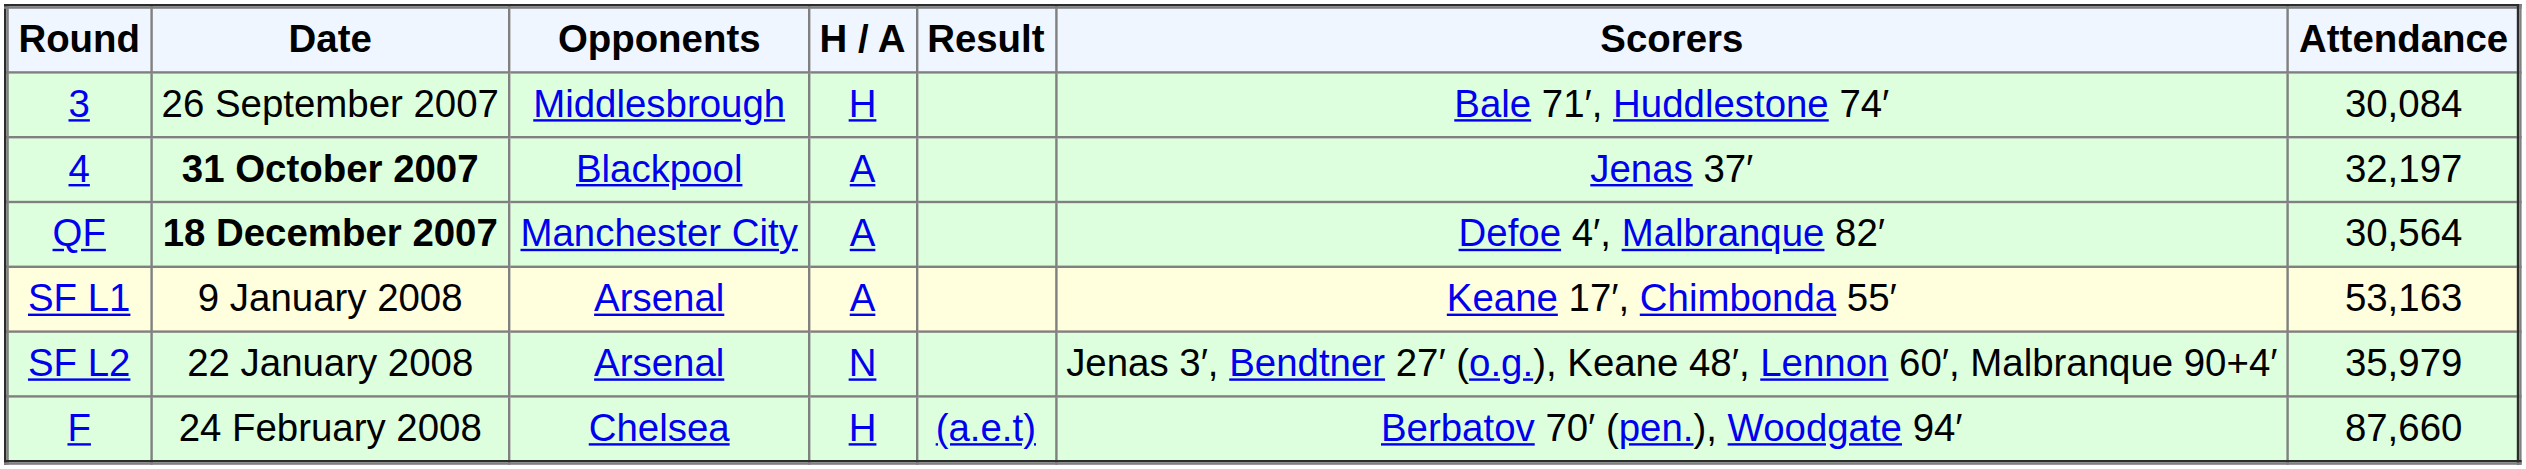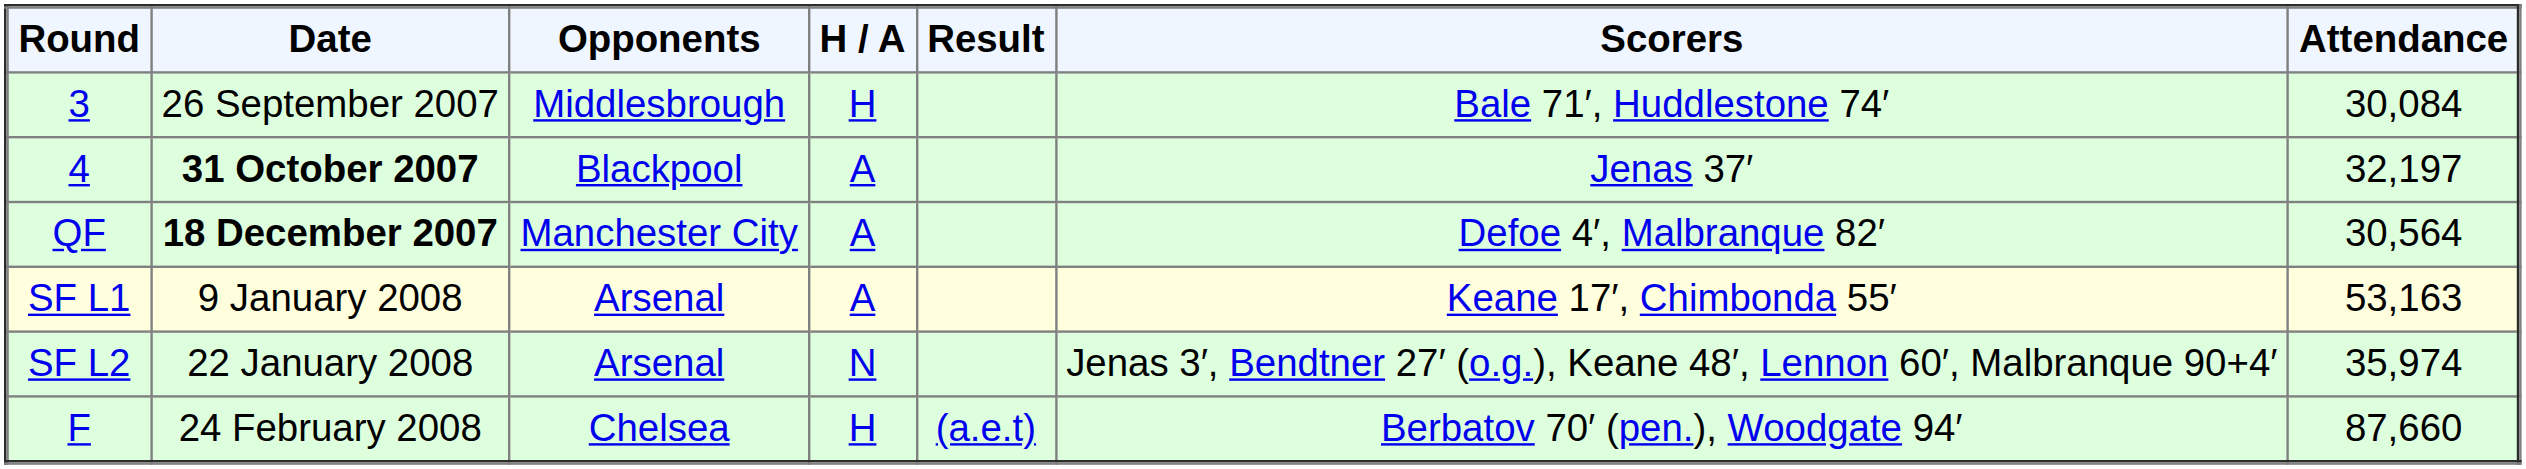(2404, 363) 35,979 -> (2404, 363) 35,974
